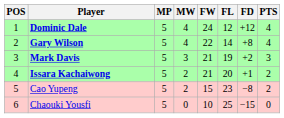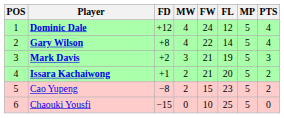columns swapped: (164, 12) <-> (247, 12)
